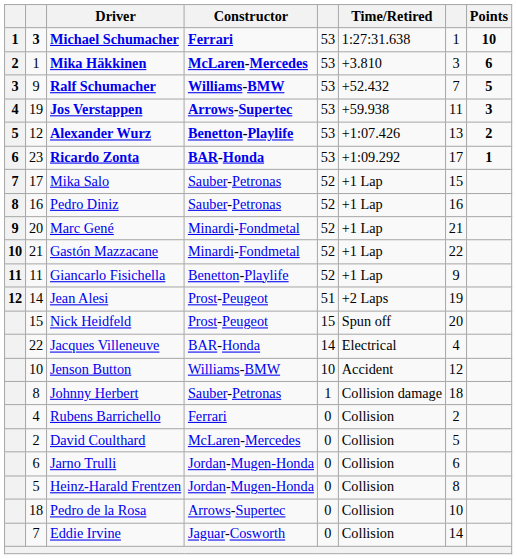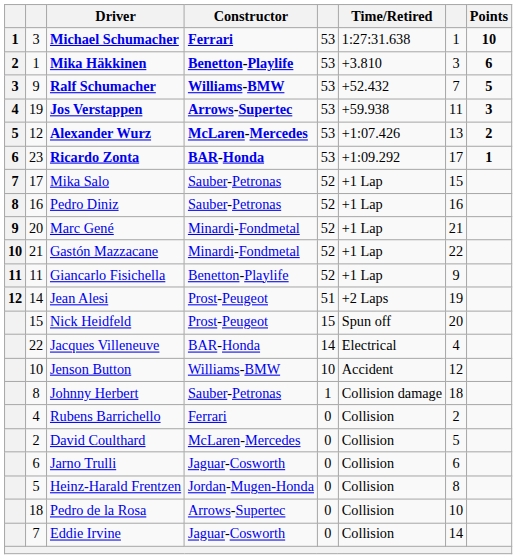(36, 39) bold -> (36, 39) normal
(248, 62) McLaren-Mercedes -> (241, 62) Benetton-Playlife
(241, 133) Benetton-Playlife -> (248, 133) McLaren-Mercedes
(251, 463) Jordan-Mugen-Honda -> (237, 463) Jaguar-Cosworth
